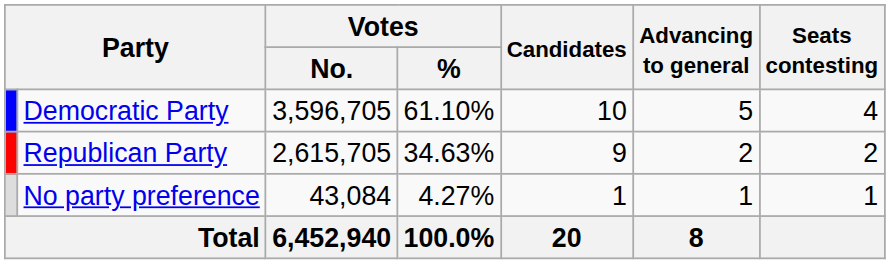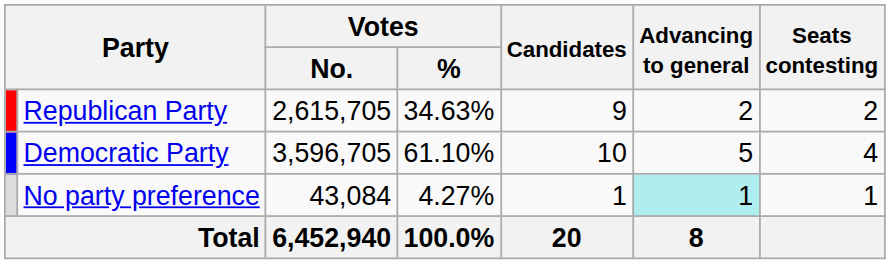rows swapped: (126, 111) <-> (125, 153)
(746, 196) no background -> (746, 196) paleturquoise background
